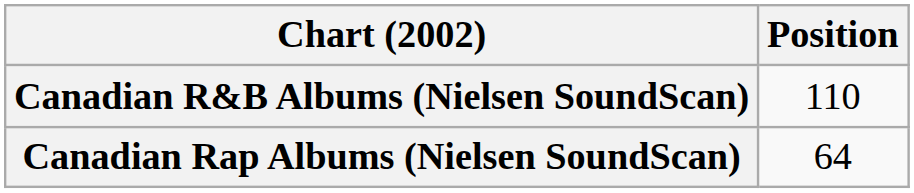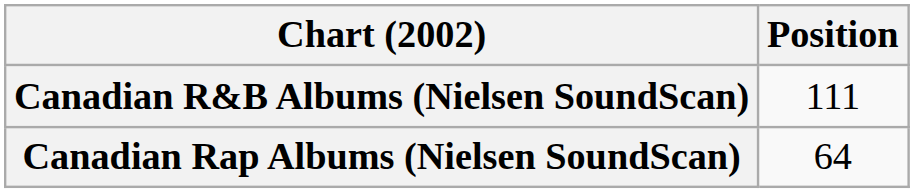(833, 95) 110 -> (833, 95) 111
